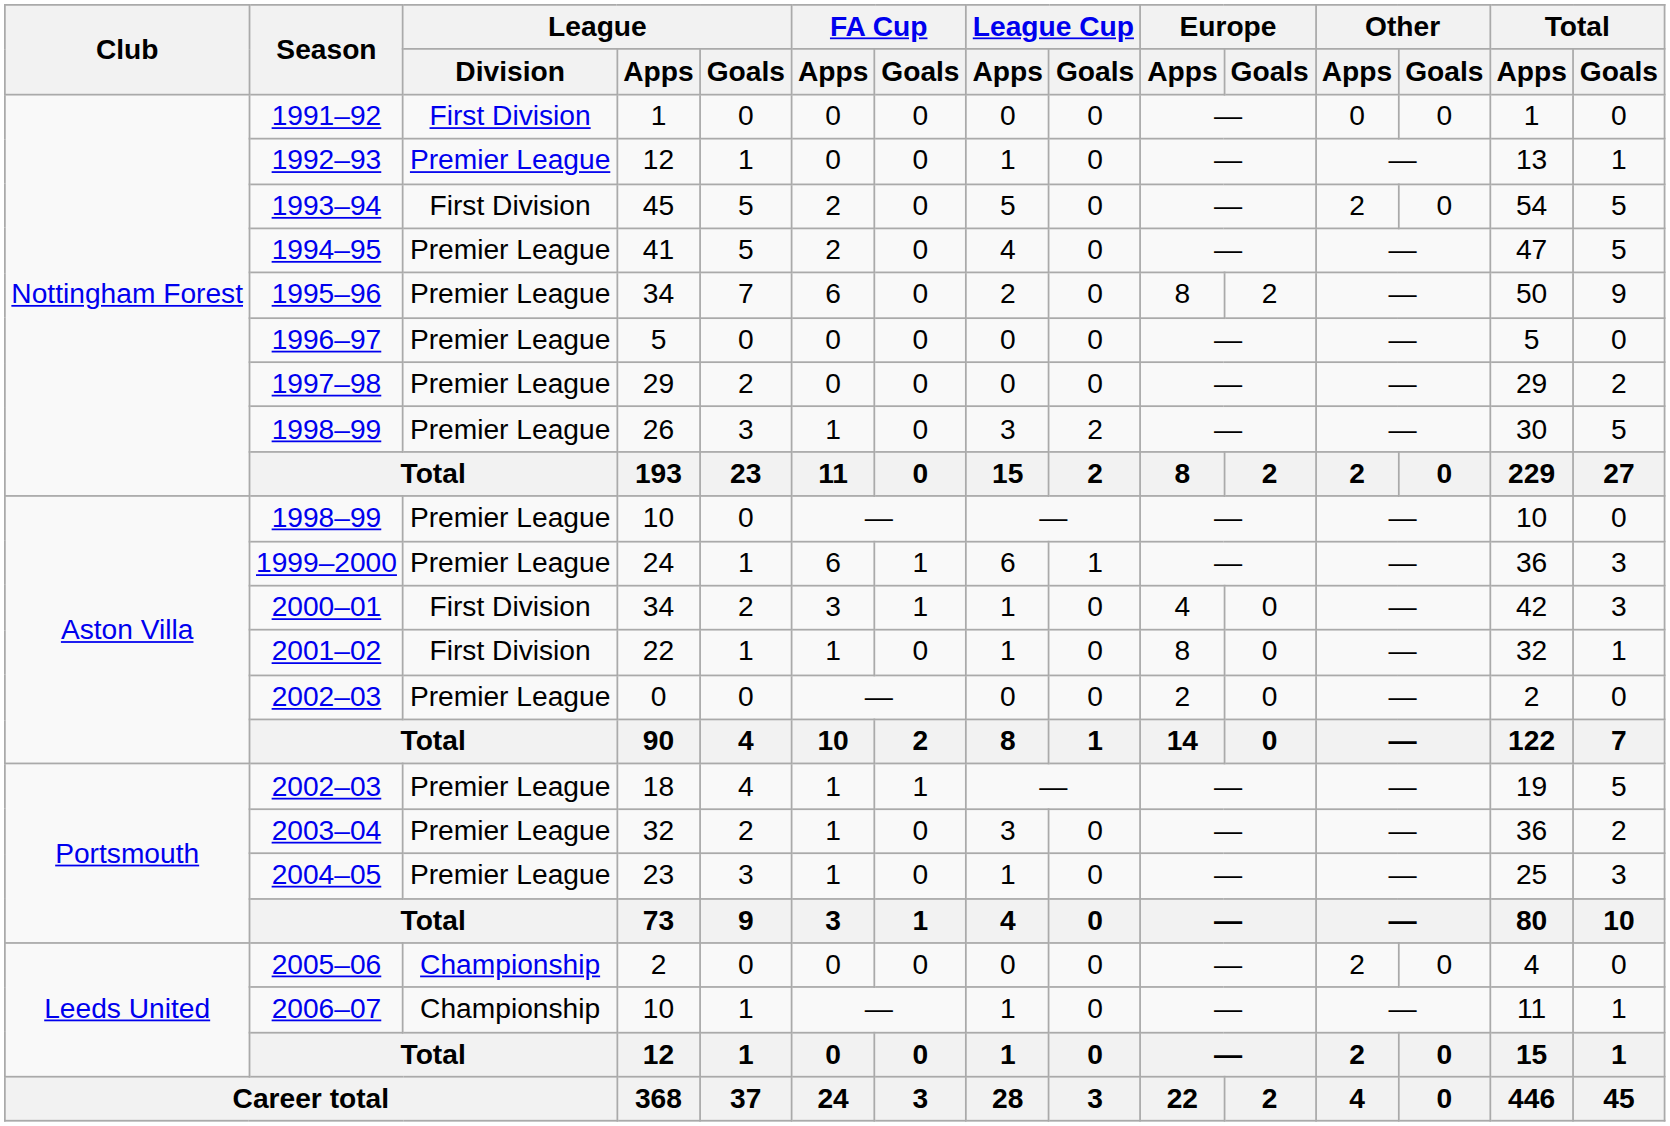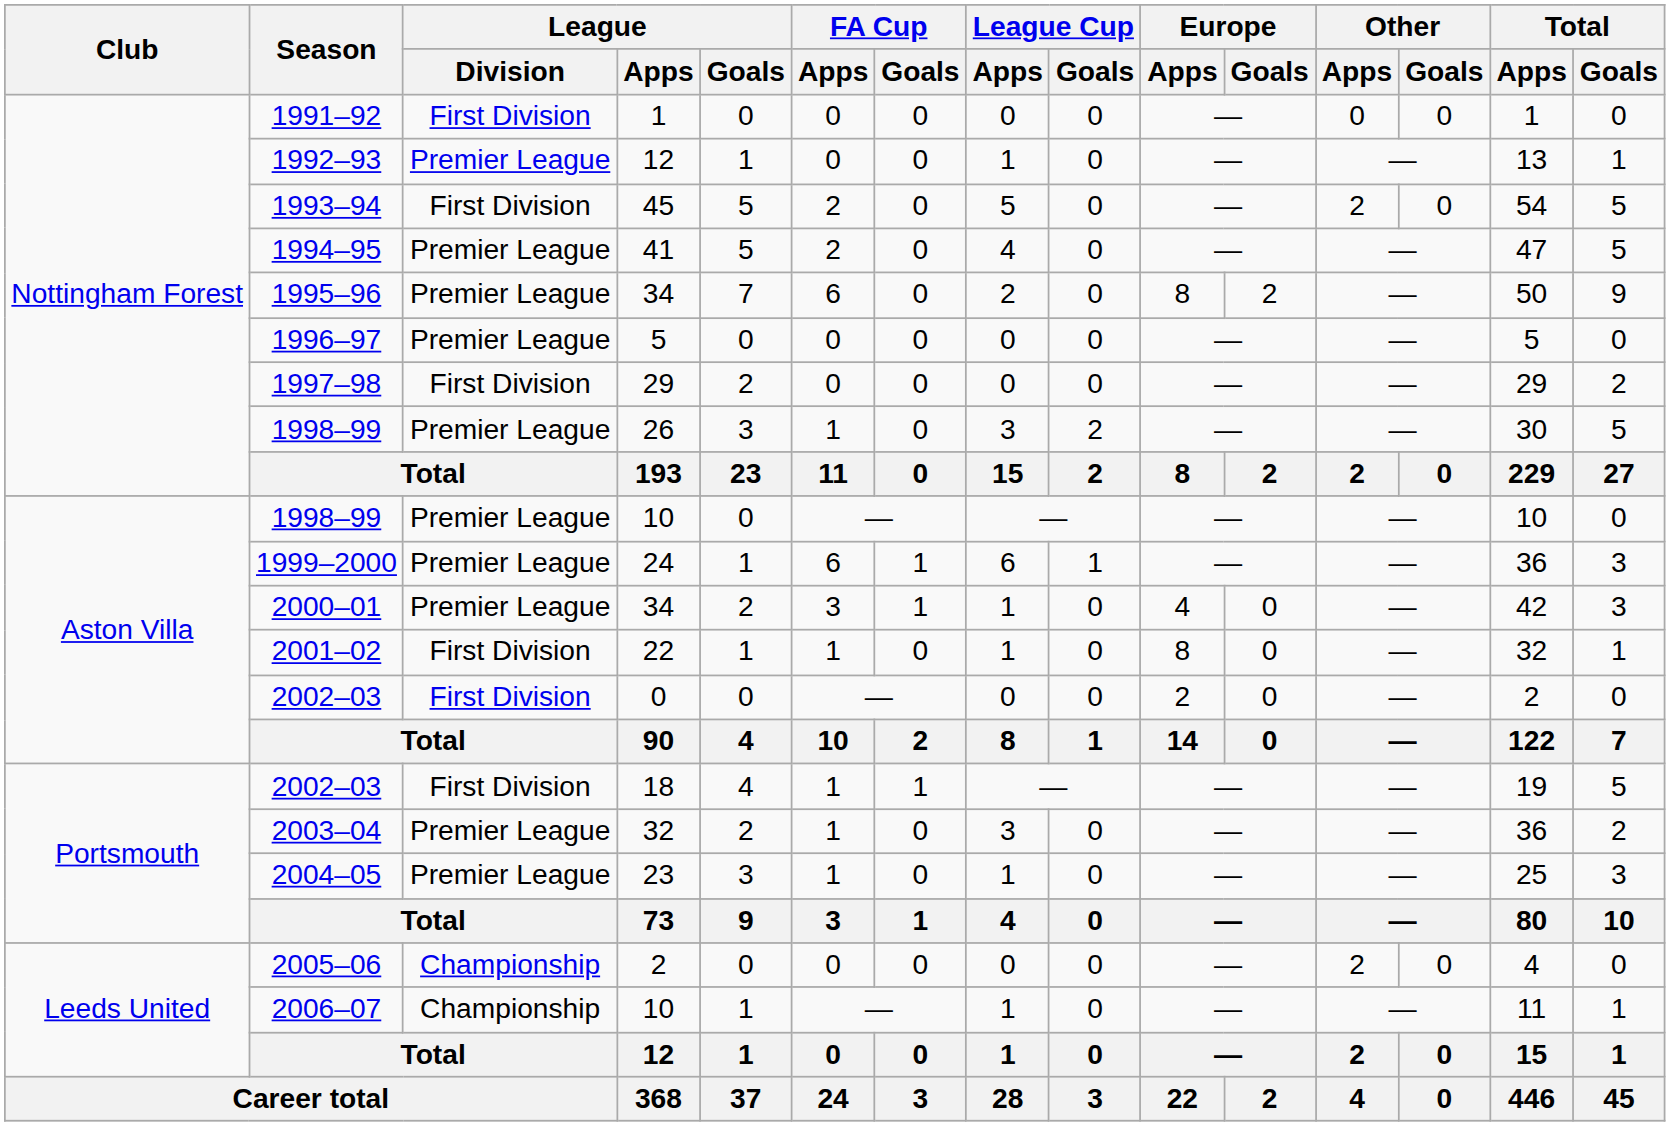(510, 384) Premier League -> (510, 384) First Division
(510, 607) First Division -> (510, 607) Premier League
(510, 696) Premier League -> (510, 696) First Division
(510, 786) Premier League -> (510, 786) First Division
